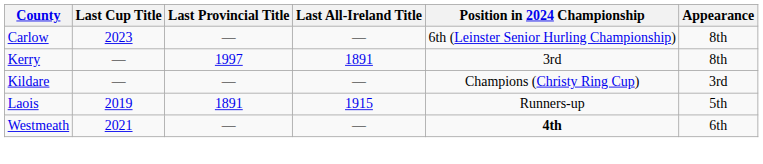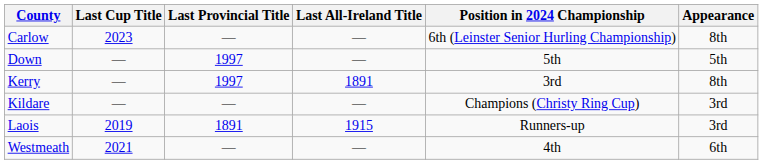+ row: (25, 59)
(718, 103) 5th -> (718, 125) 3rd
(552, 125) bold -> (552, 147) normal
